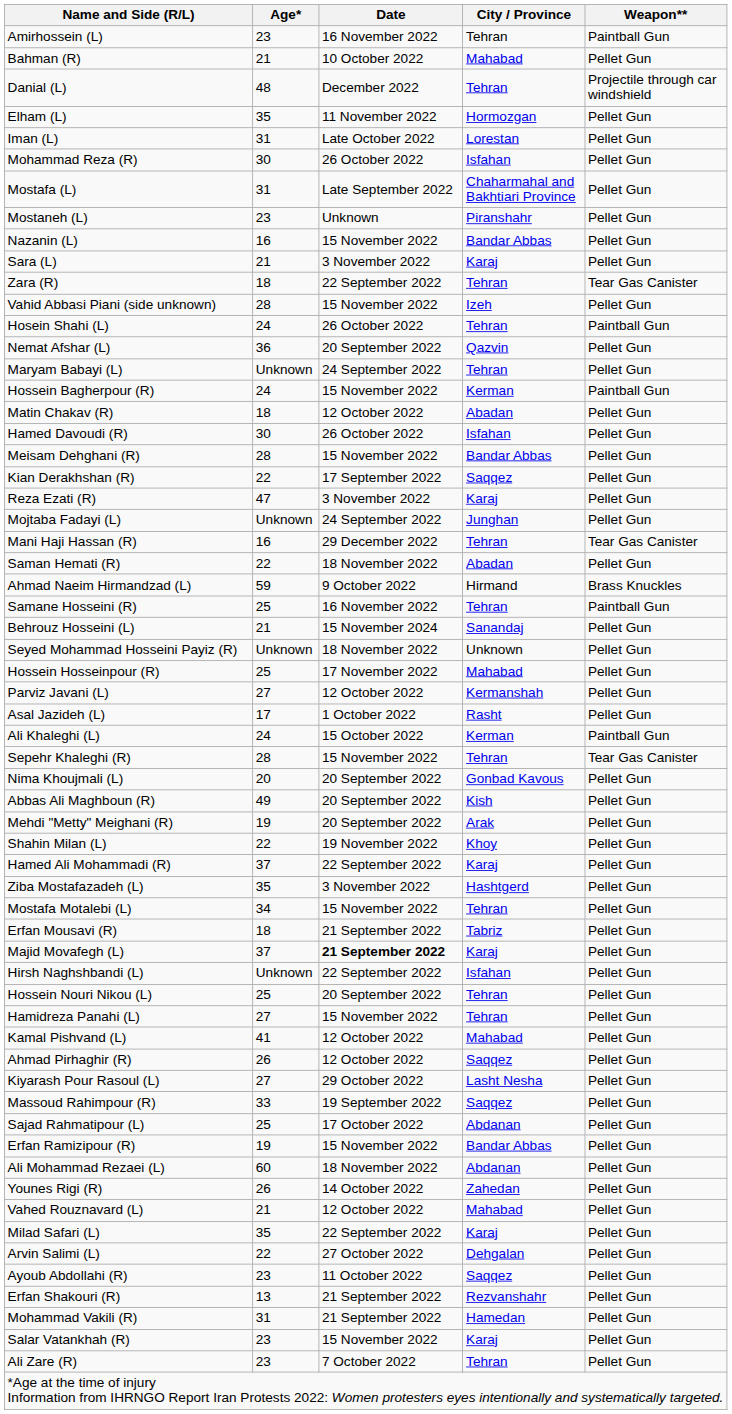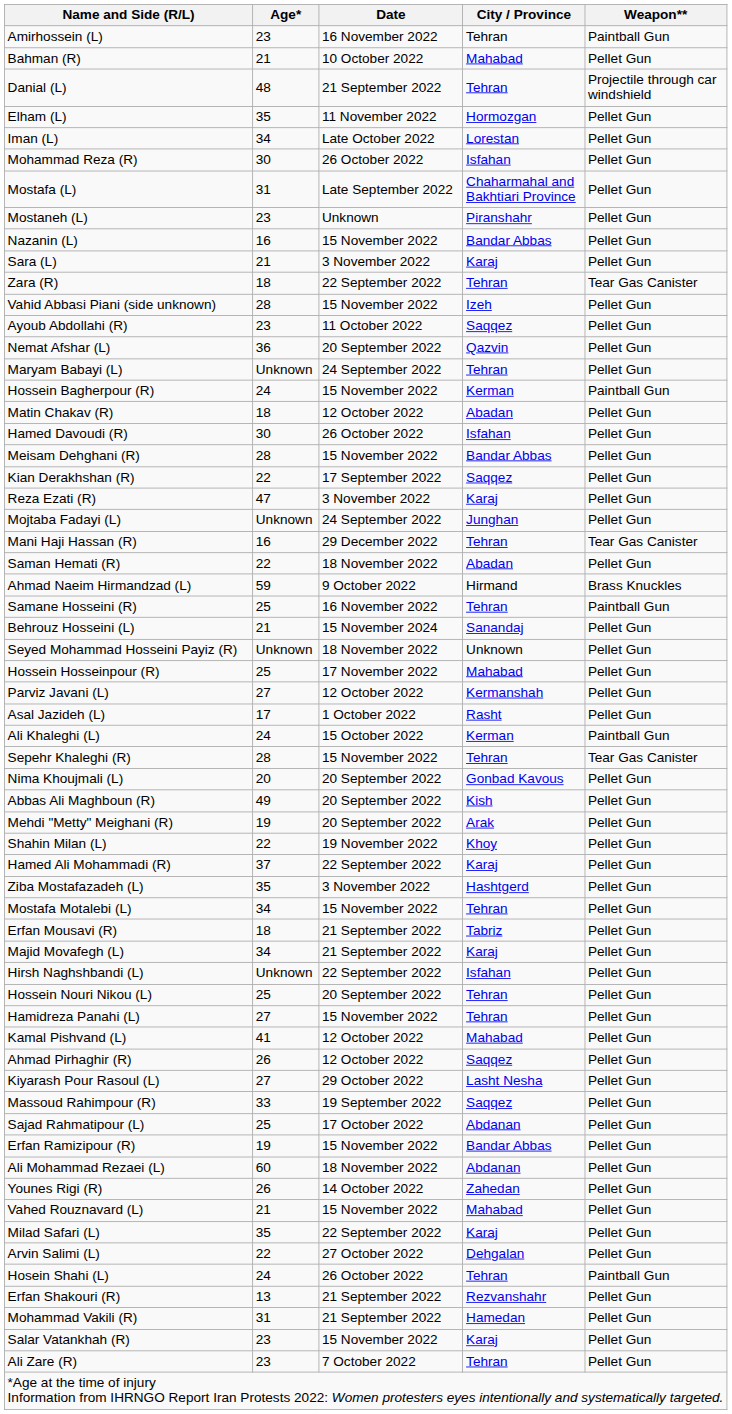(370, 87) December 2022 -> (382, 87) 21 September 2022
(263, 138) 31 -> (263, 138) 34
rows swapped: (68, 1275) <-> (58, 326)
(263, 951) 37 -> (263, 951) 34
(384, 951) bold -> (382, 951) normal
(373, 1210) 12 October 2022 -> (380, 1210) 15 November 2022
